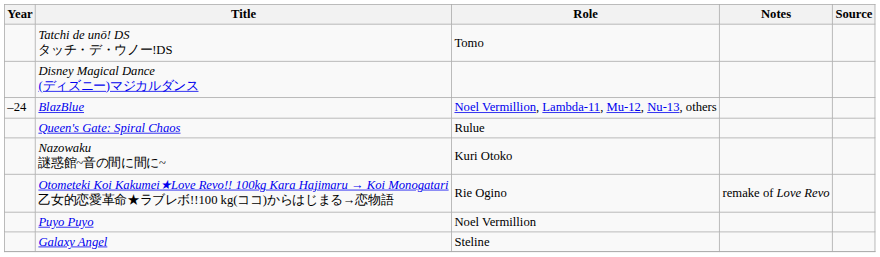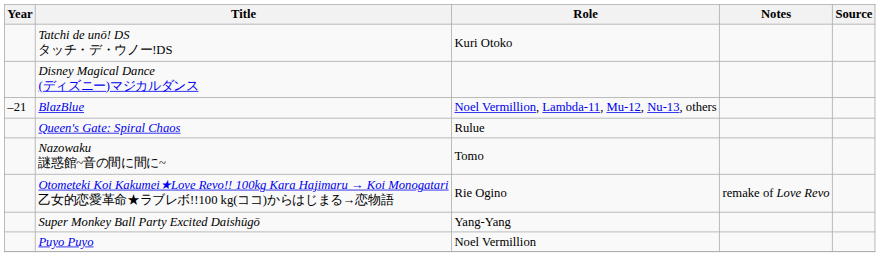(469, 42) Tomo -> (483, 42) Kuri Otoko
(17, 107) –24 -> (17, 107) –21
(483, 156) Kuri Otoko -> (469, 156) Tomo
+ row: (149, 221)
- row: (73, 242)
